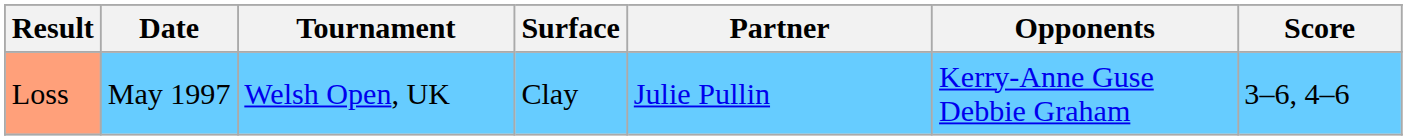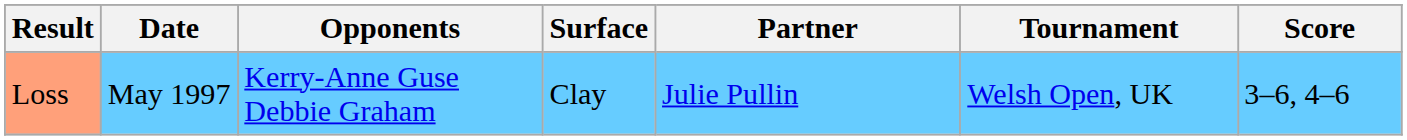columns swapped: (376, 28) <-> (1085, 28)
